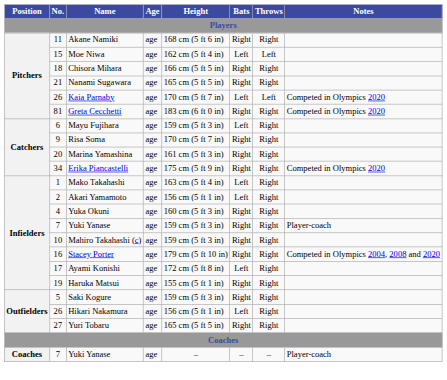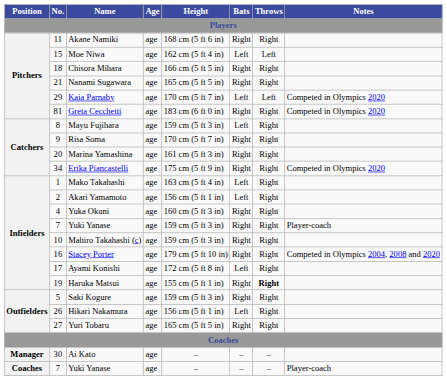(58, 97) 26 -> (58, 97) 29
(58, 126) 6 -> (58, 126) 8
(269, 283) normal -> (269, 283) bold
+ row: (27, 354)
